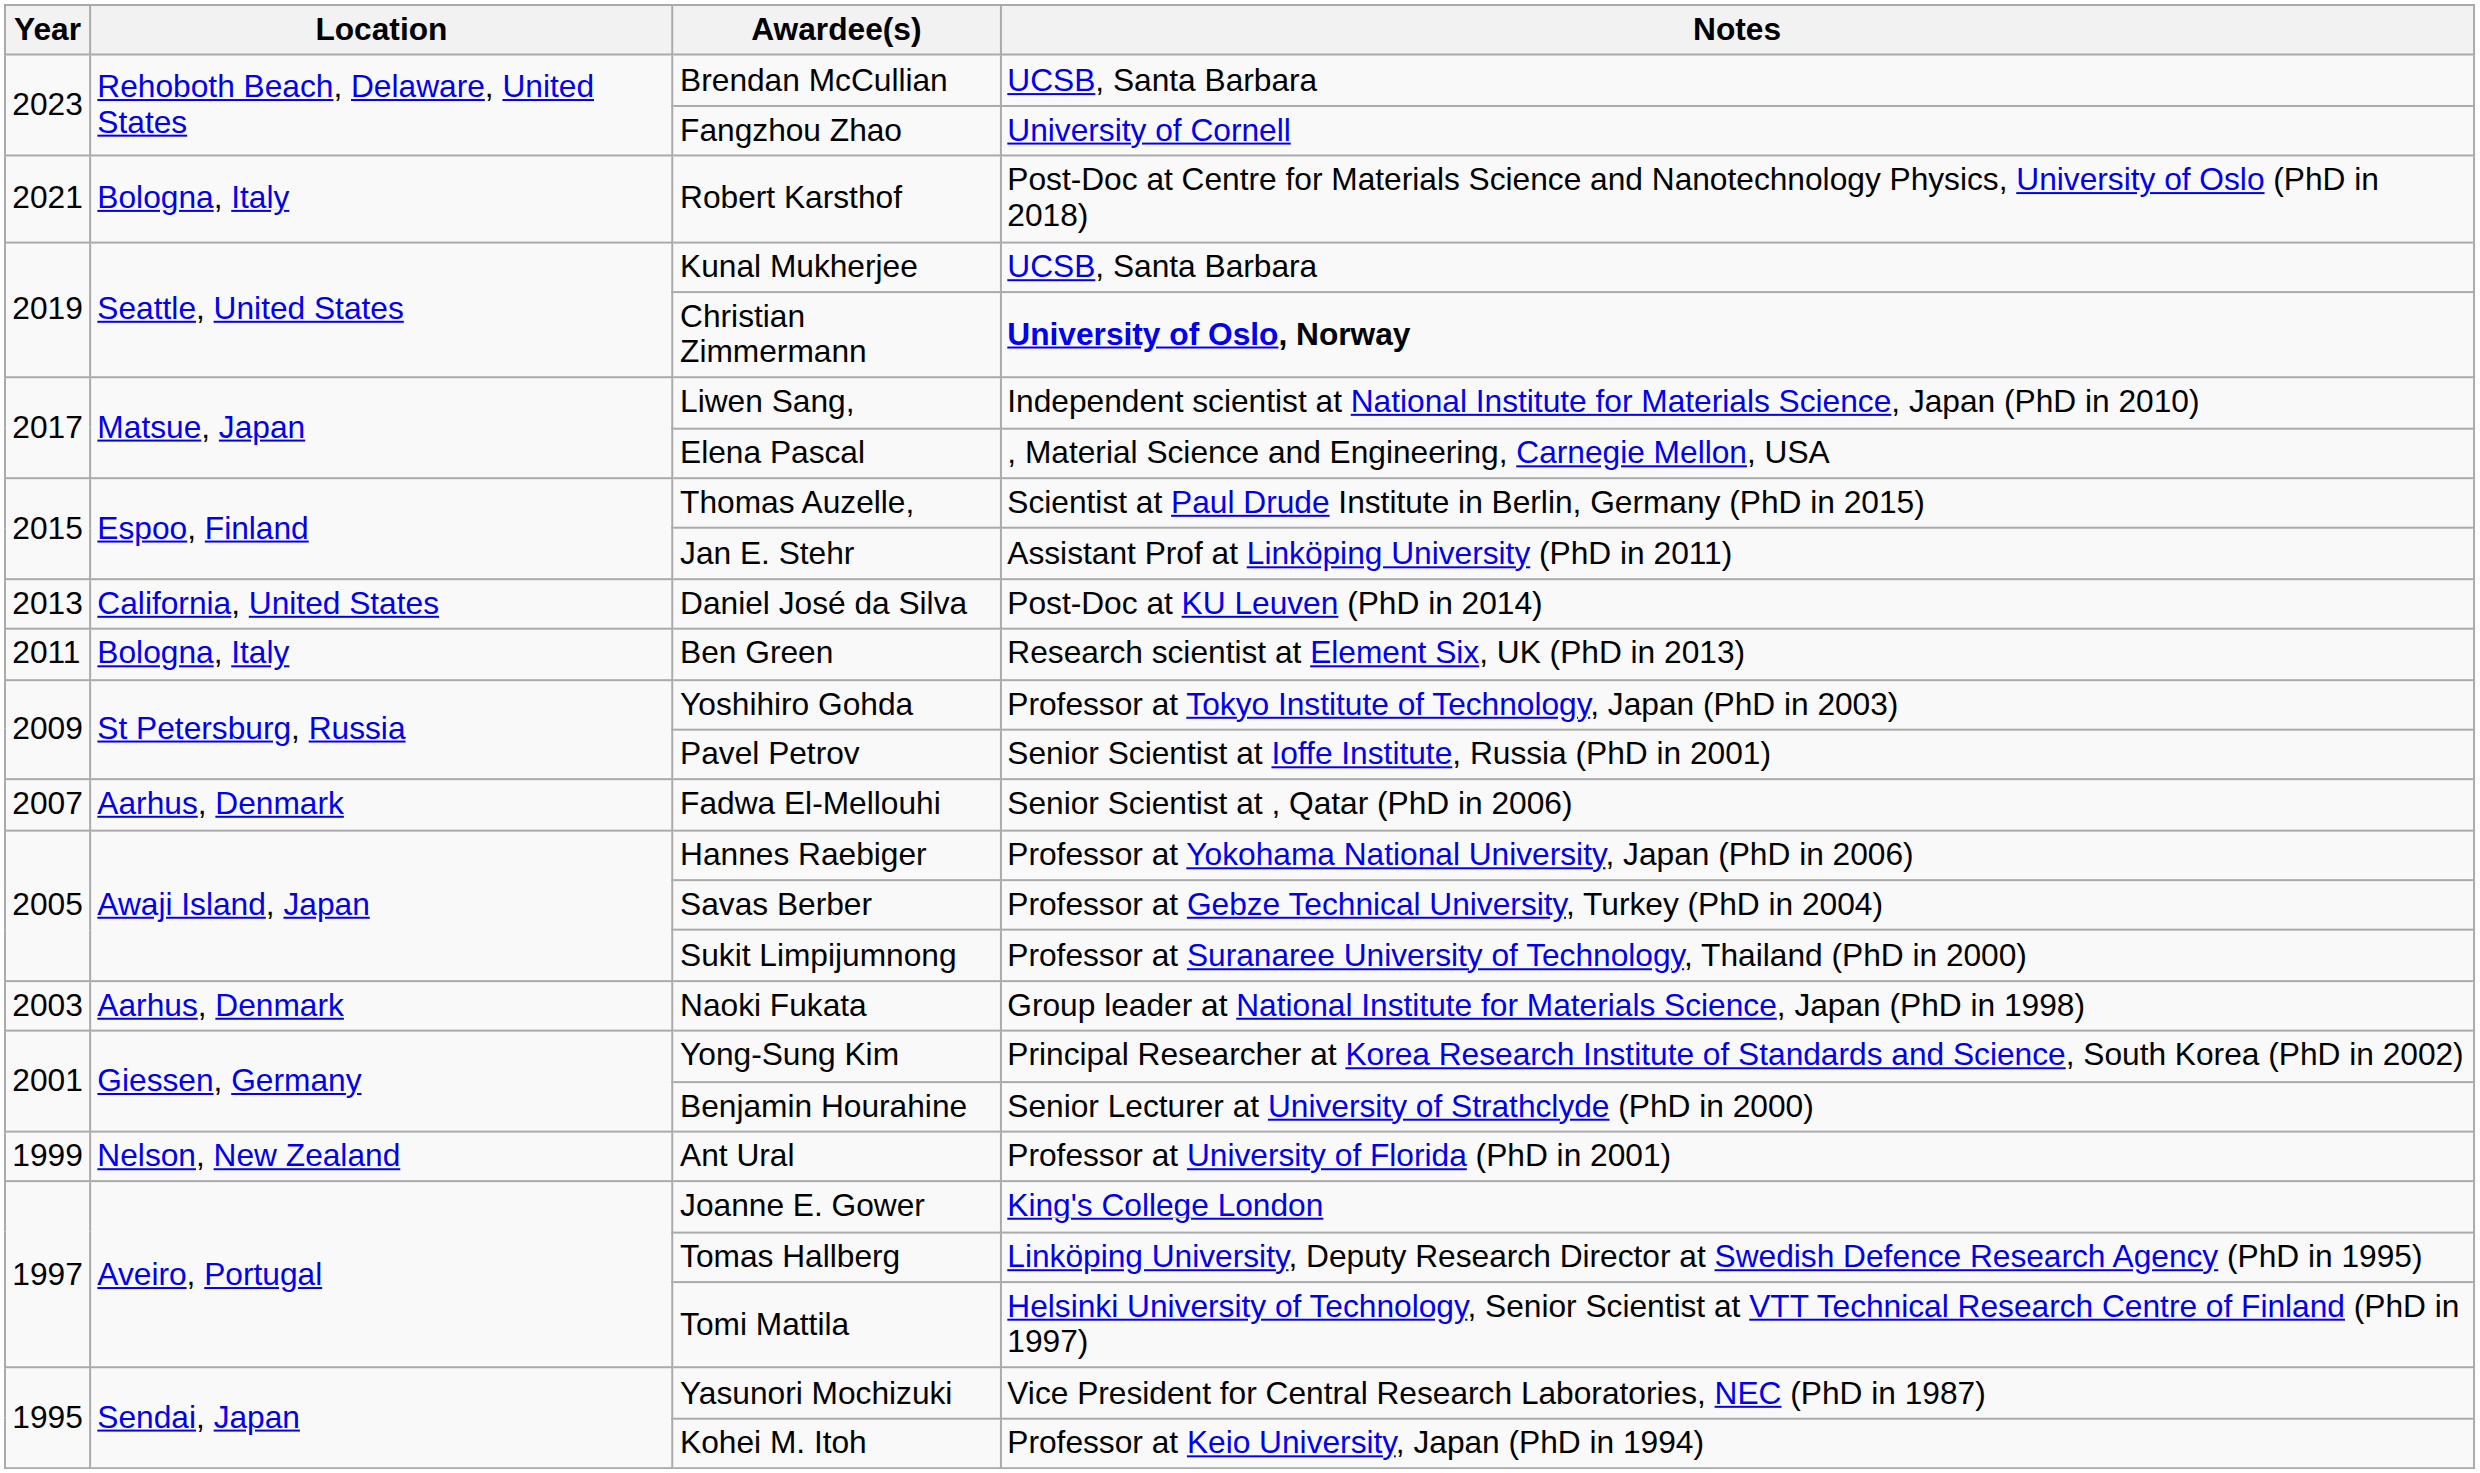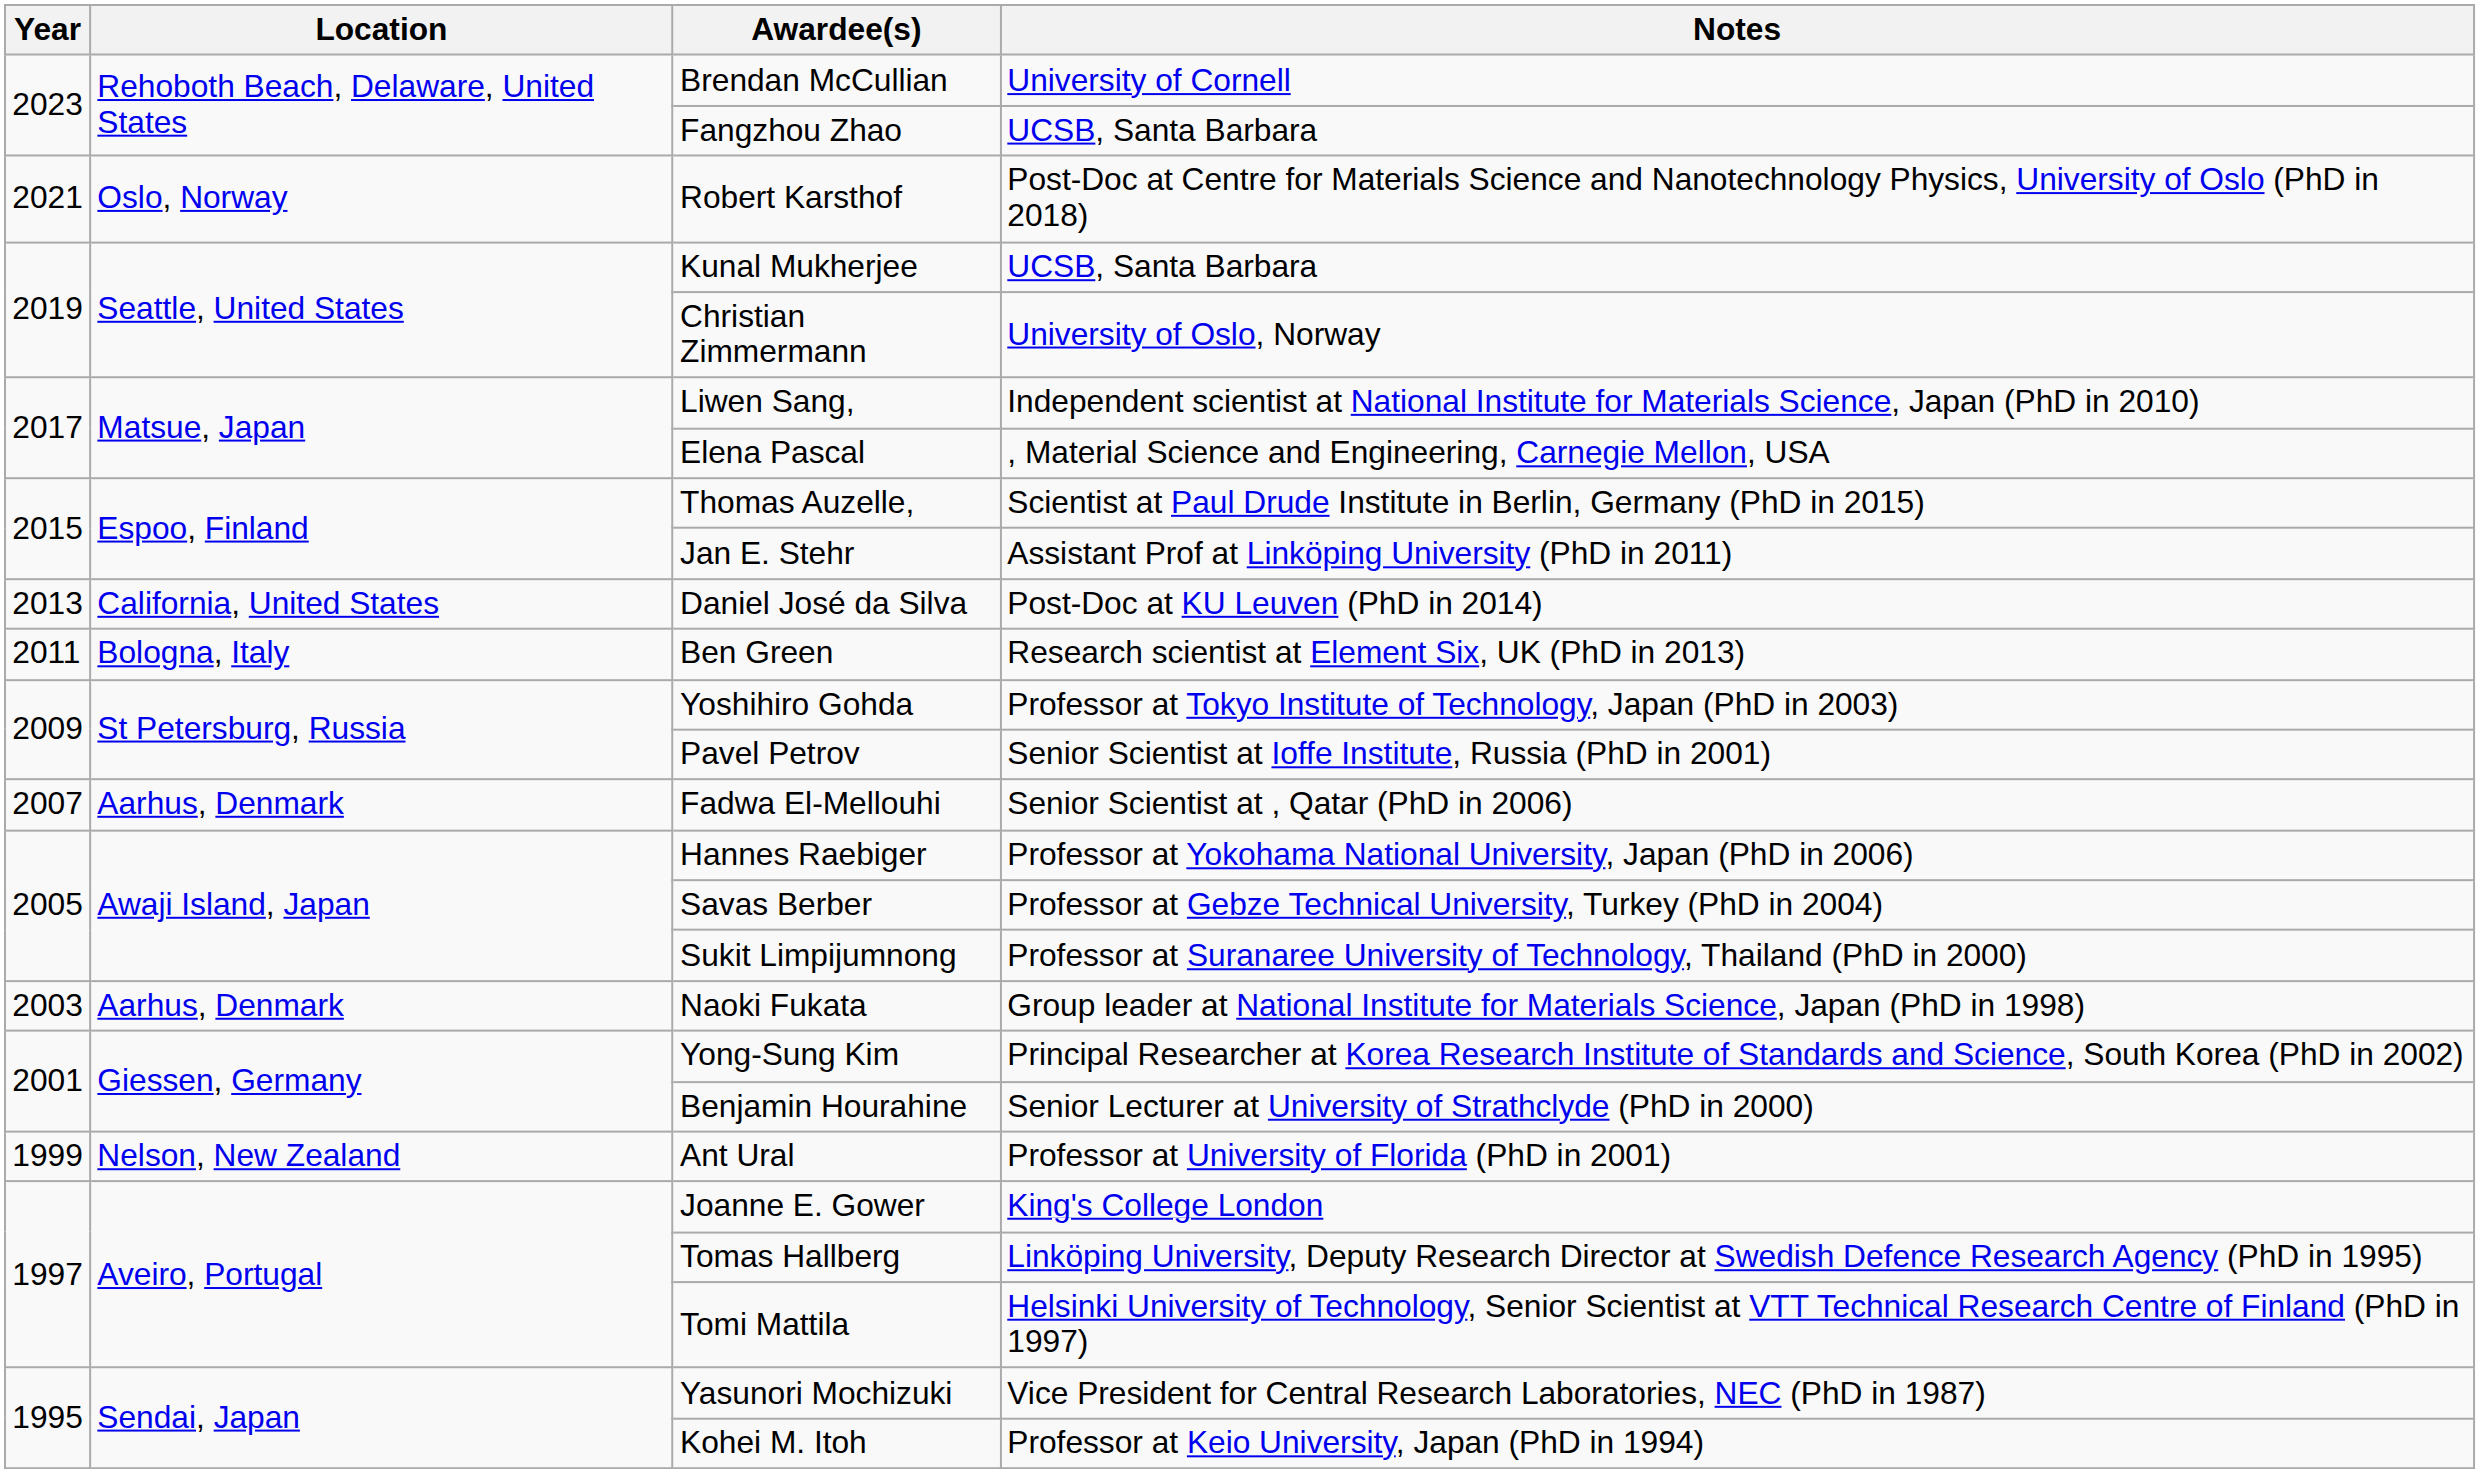(1162, 79) UCSB, Santa Barbara -> (1149, 79) University of Cornell
(1149, 130) University of Cornell -> (1162, 130) UCSB, Santa Barbara
(193, 198) Bologna, Italy -> (192, 198) Oslo, Norway
(1209, 334) bold -> (1194, 334) normal
